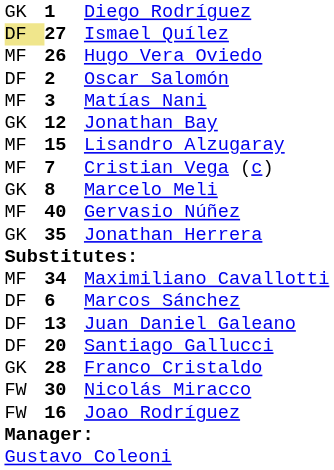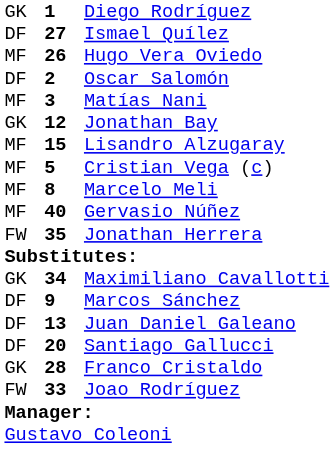(16, 34) khaki background -> (16, 34) no background
(50, 168) 7 -> (50, 168) 5
(16, 190) GK -> (16, 190) MF
(16, 235) GK -> (16, 235) FW
(16, 279) MF -> (16, 279) GK
(50, 302) 6 -> (50, 302) 9
- row: (168, 391)
(55, 413) 16 -> (55, 391) 33
